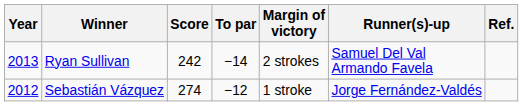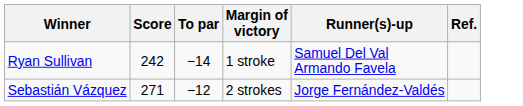- column: (23, 23)
(291, 61) 2 strokes -> (250, 61) 1 stroke
(190, 90) 274 -> (152, 90) 271
(287, 90) 1 stroke -> (254, 90) 2 strokes
